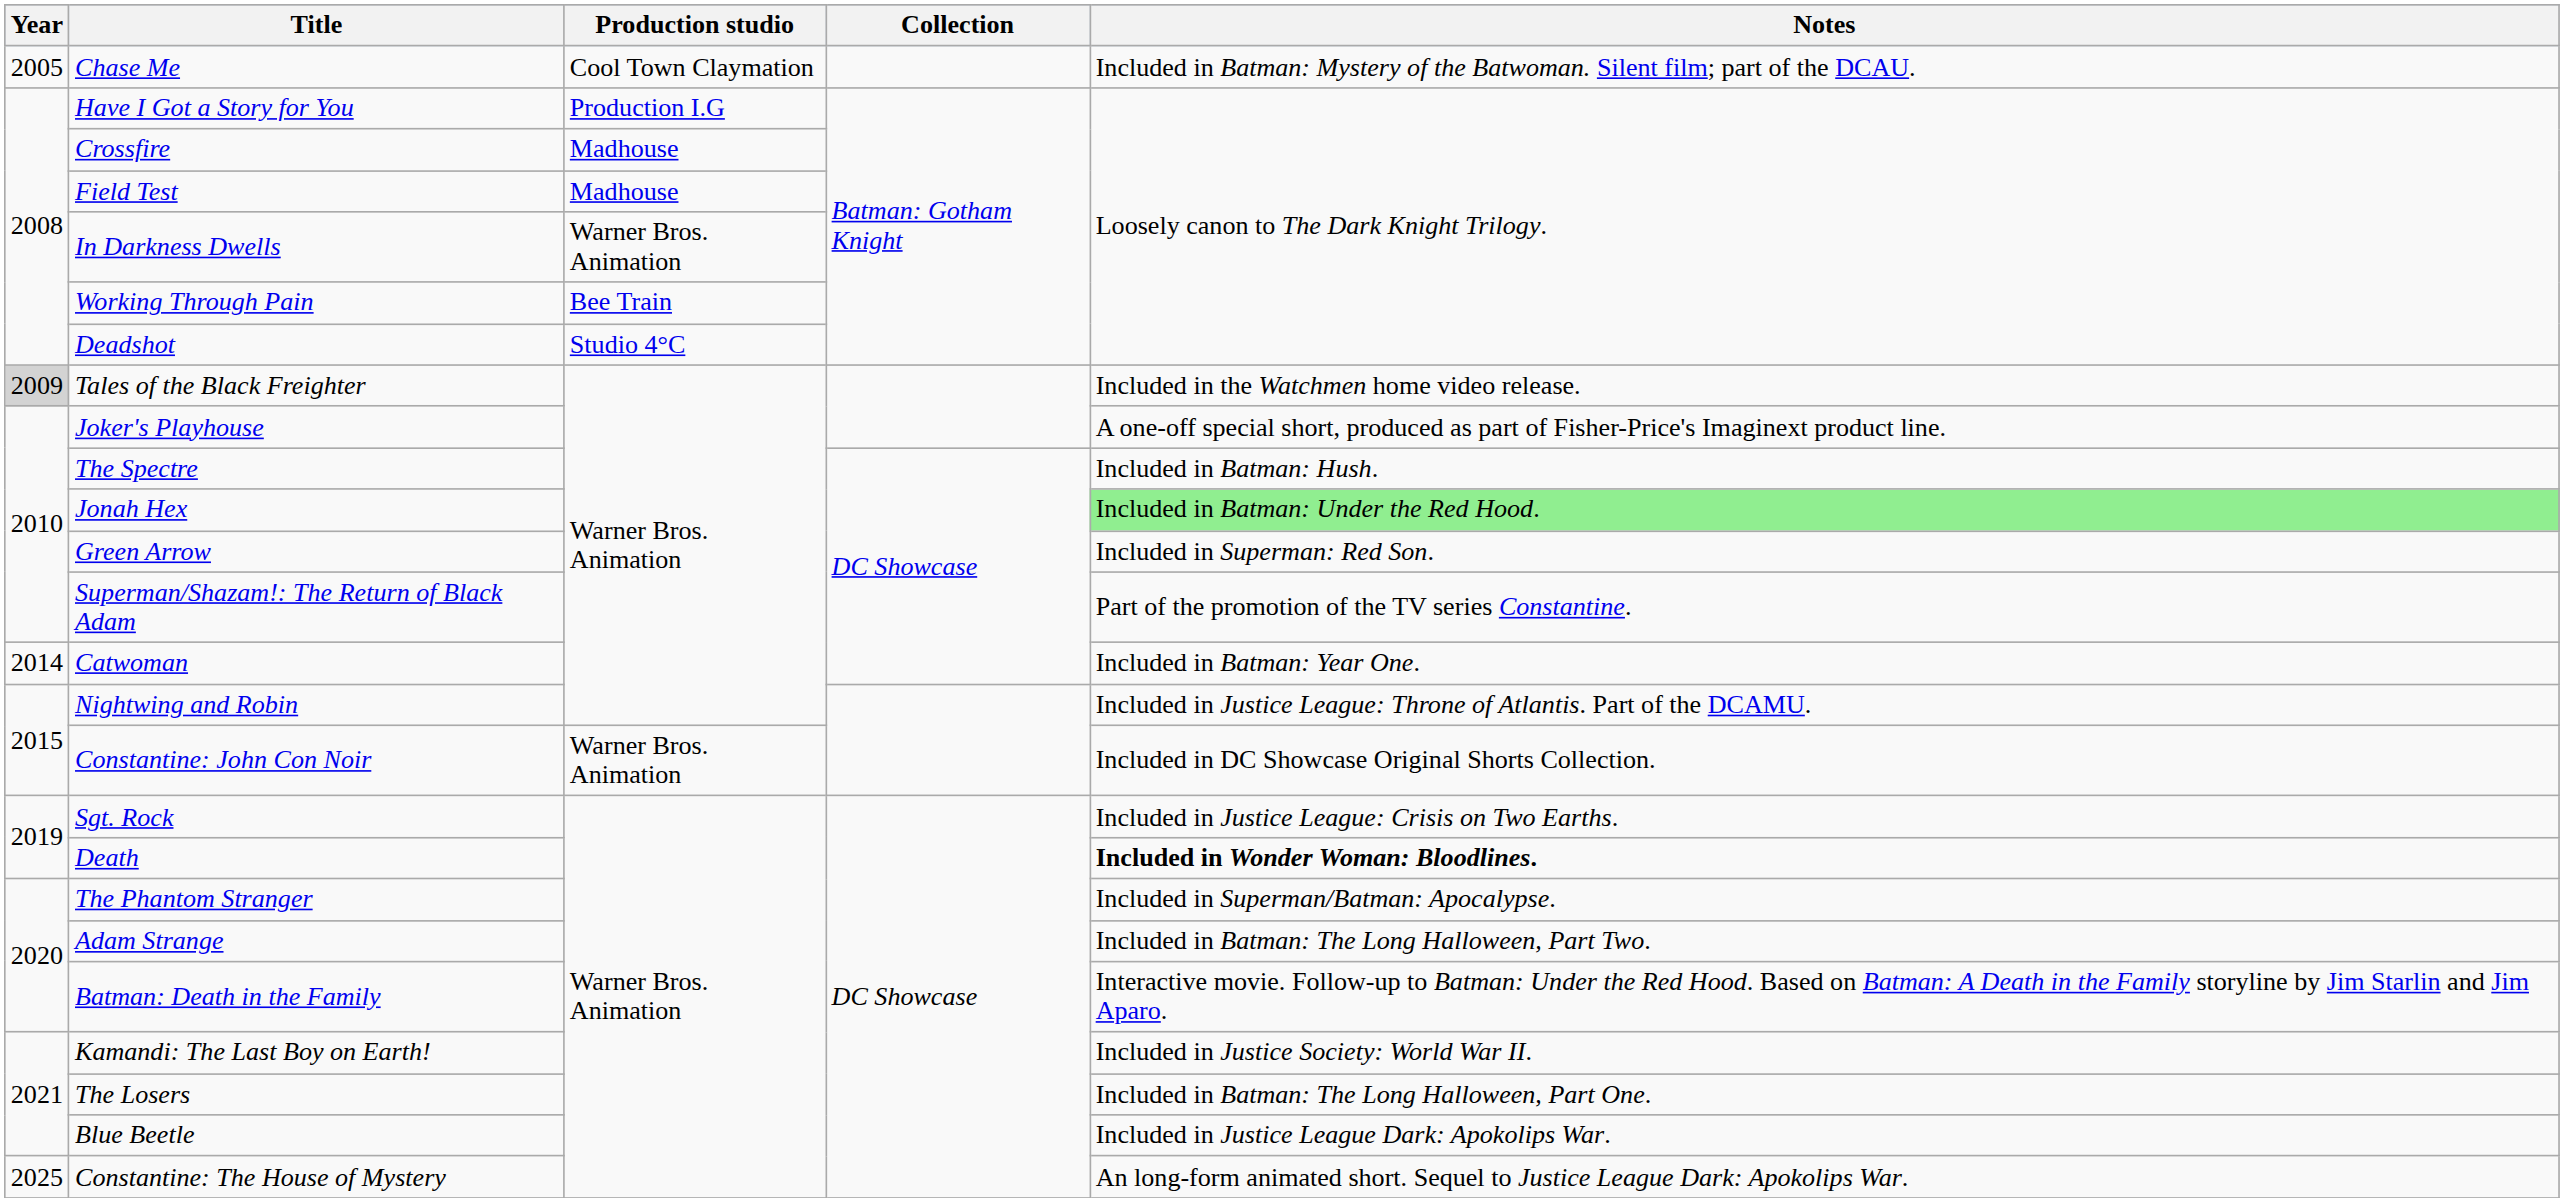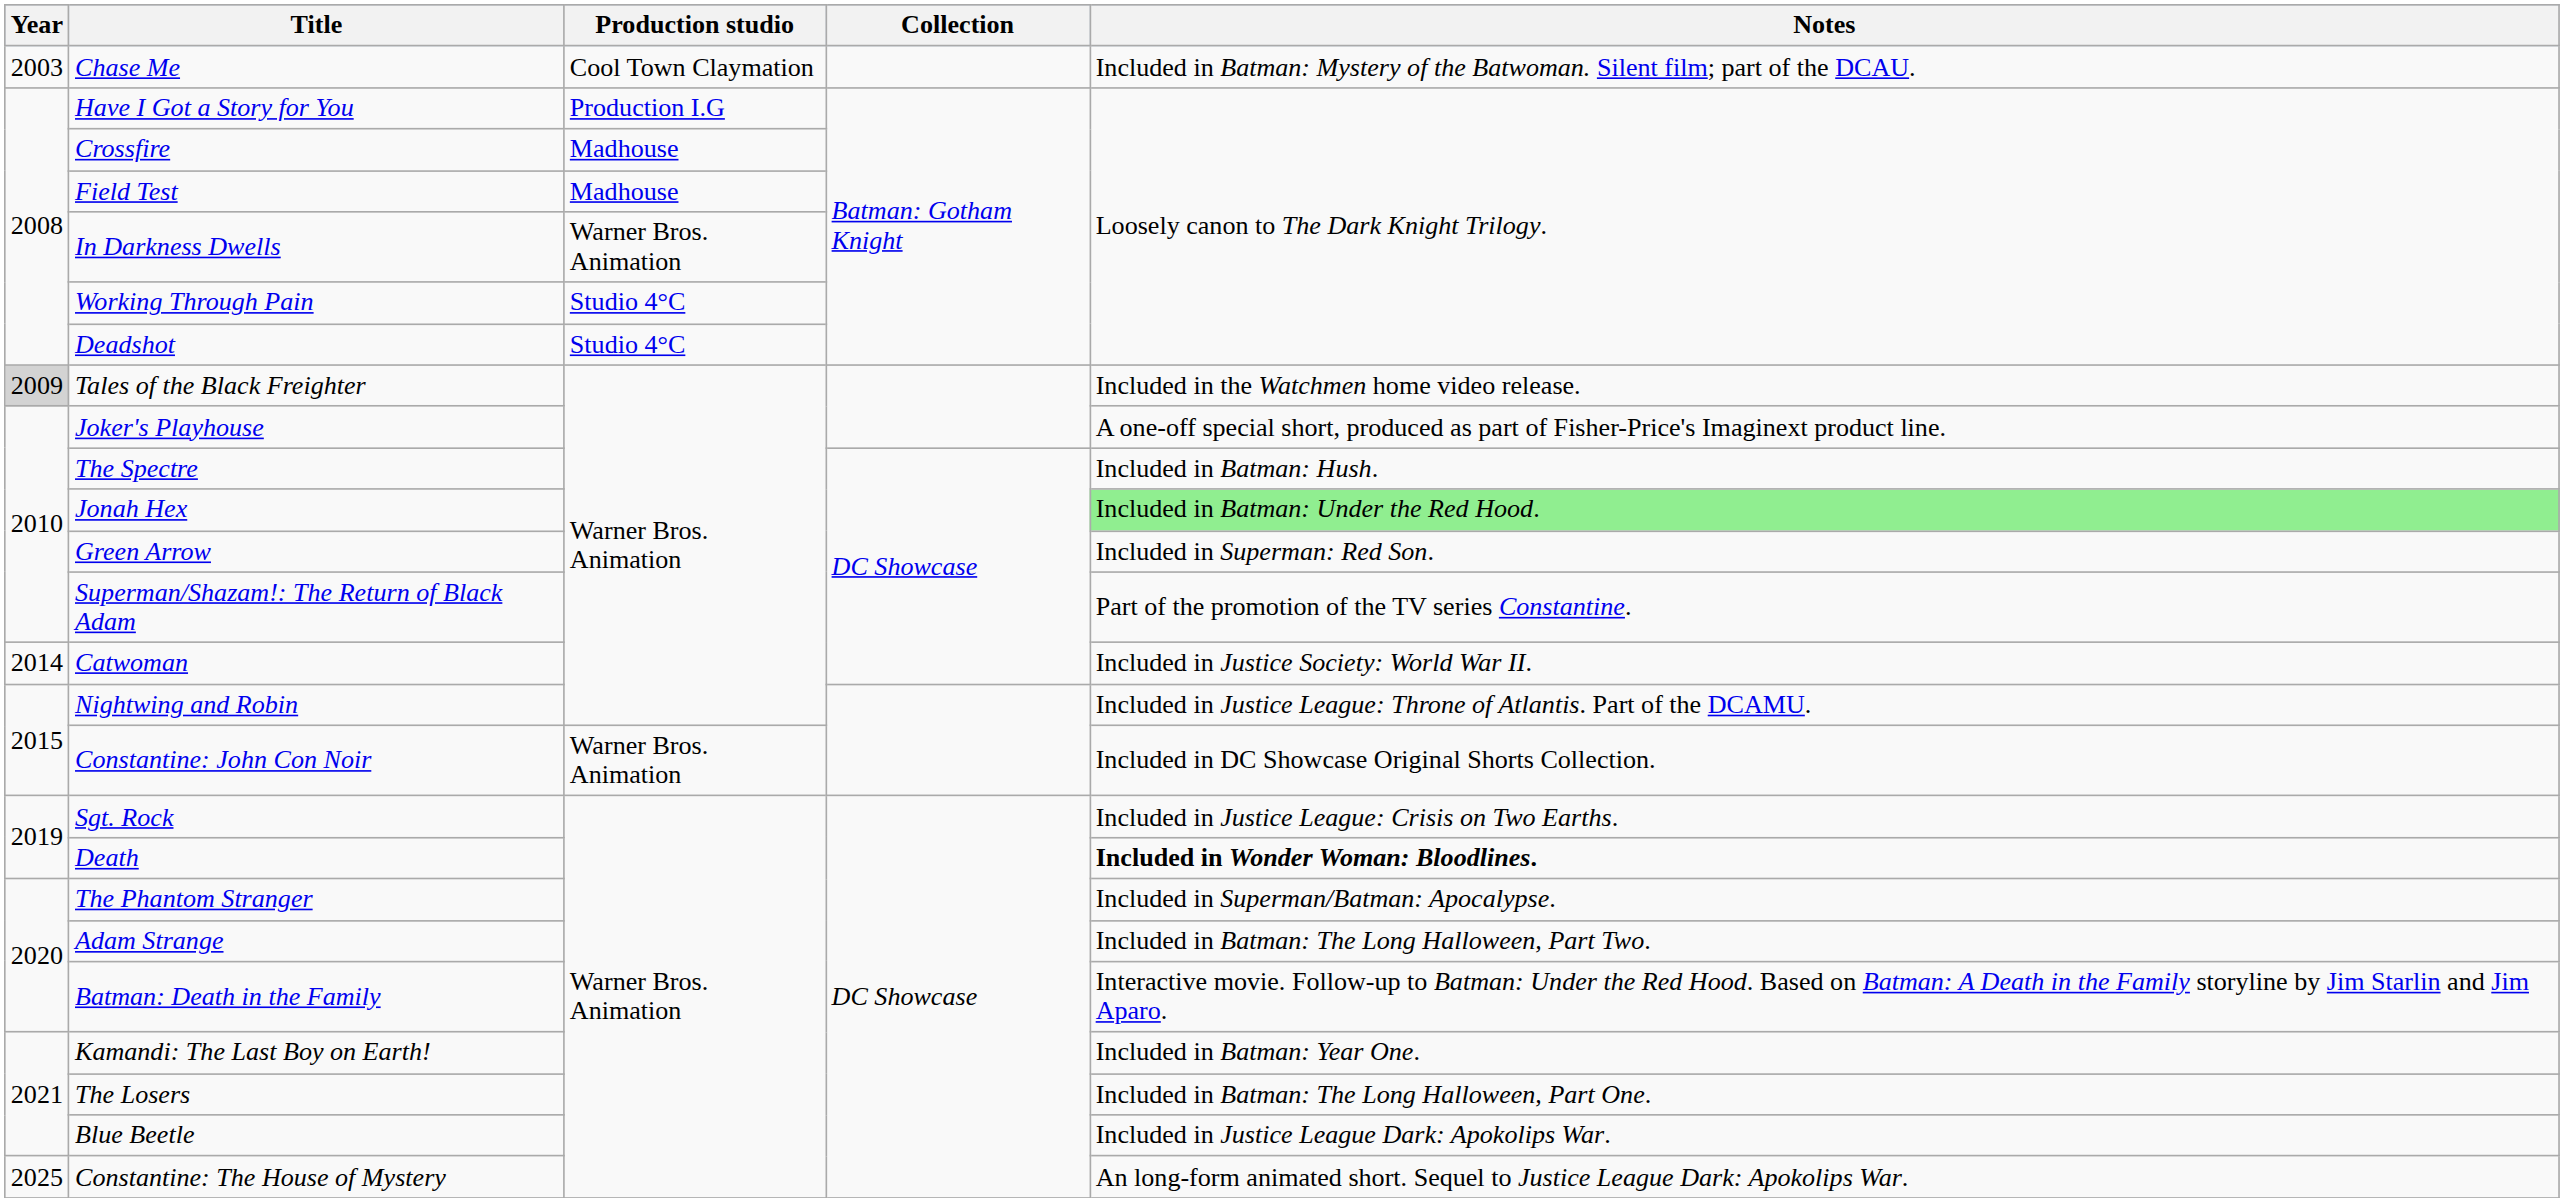(37, 66) 2005 -> (37, 66) 2003
(621, 302) Bee Train -> (628, 302) Studio 4°C
(1258, 662) Included in Batman: Year One. -> (1314, 662) Included in Justice Society: World War II.
(1314, 1052) Included in Justice Society: World War II. -> (1258, 1052) Included in Batman: Year One.
